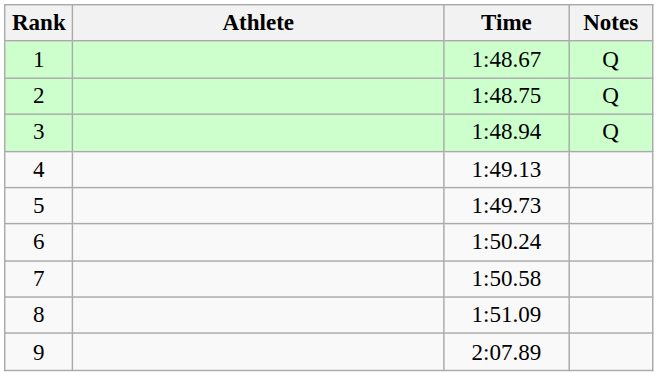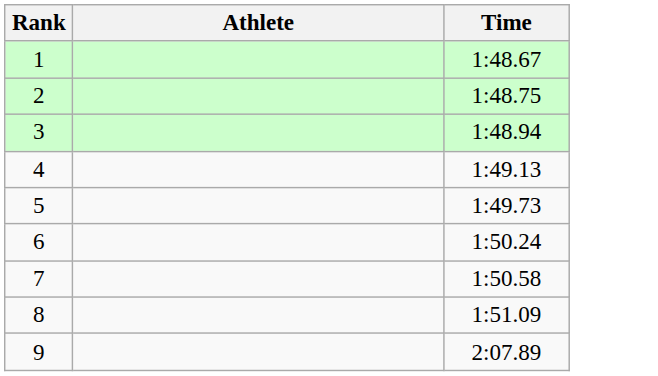- column: (611, 22)
